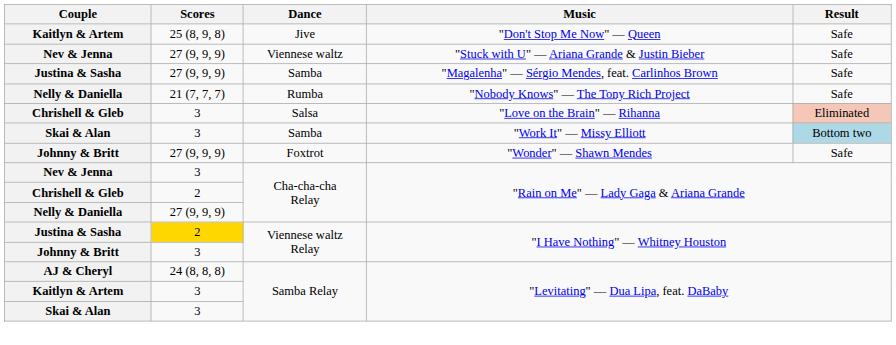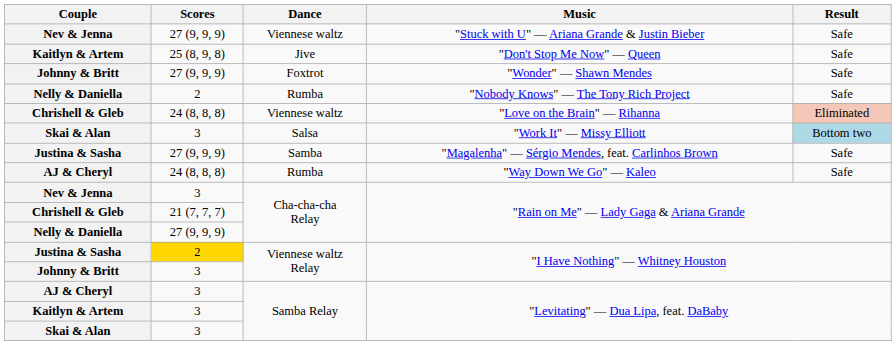rows swapped: (78, 34) <-> (78, 53)
rows swapped: (78, 73) <-> (78, 152)
(197, 93) 21 (7, 7, 7) -> (197, 93) 2
(197, 113) 3 -> (197, 113) 24 (8, 8, 8)
(305, 113) Salsa -> (305, 113) Viennese waltz
(305, 133) Samba -> (305, 133) Salsa
+ row: (78, 172)
(197, 192) 2 -> (197, 212) 21 (7, 7, 7)
(197, 271) 24 (8, 8, 8) -> (197, 291) 3
